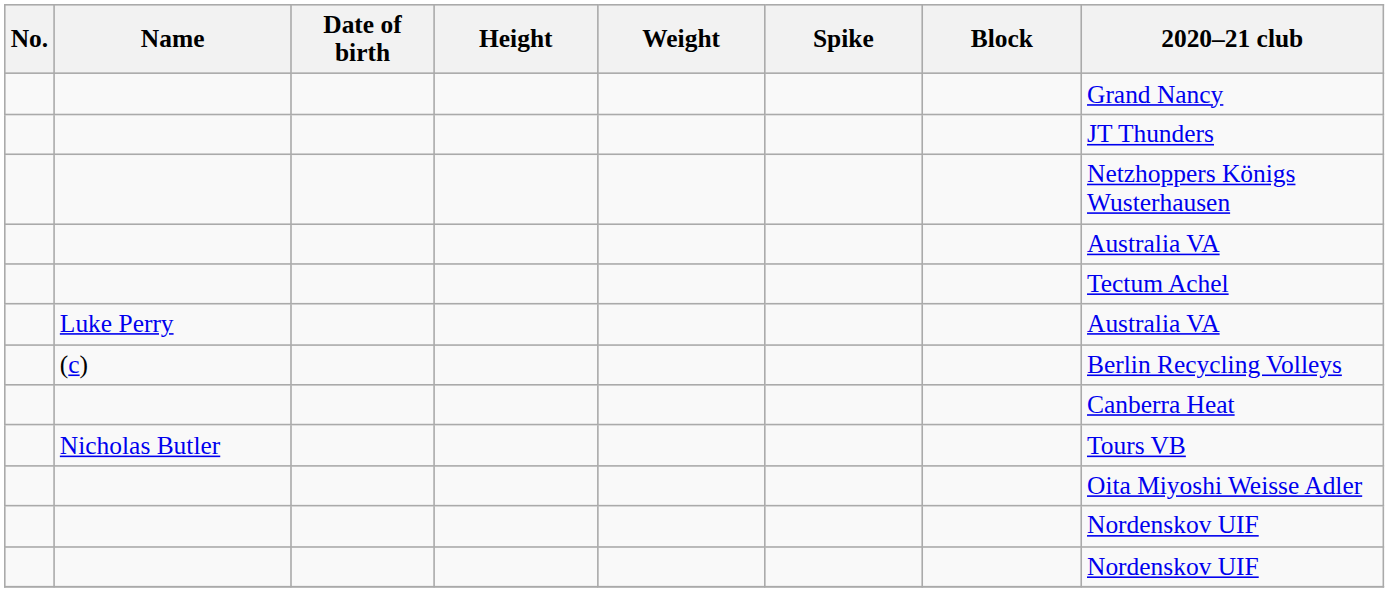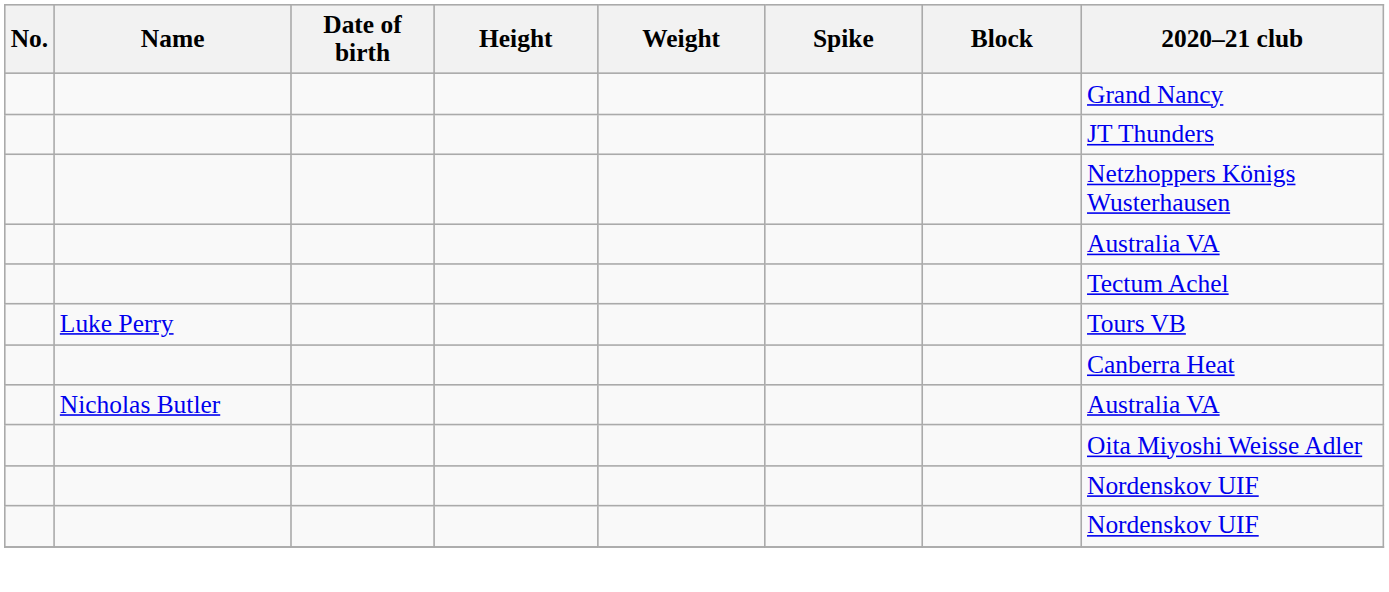(1153, 323) Australia VA -> (1136, 323) Tours VB
- row: (29, 365)
(1136, 445) Tours VB -> (1153, 404) Australia VA
